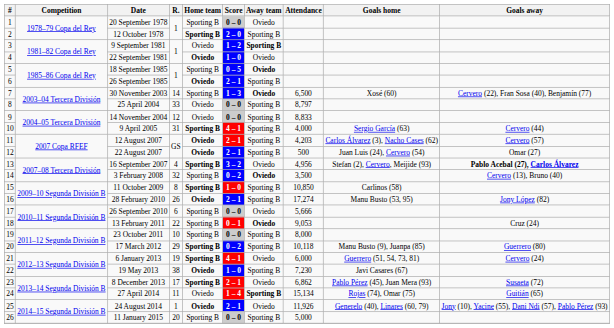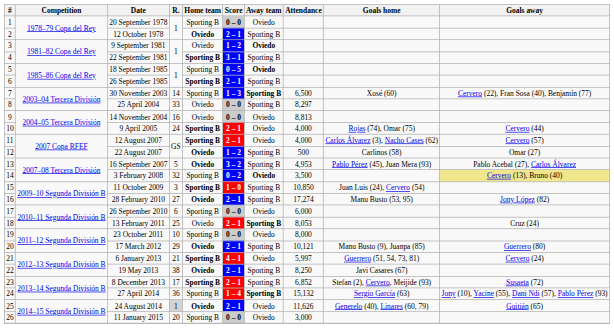(203, 34) Sporting B -> (203, 34) Oviedo
(234, 34) 2 – 0 -> (234, 34) 2 – 1
(264, 46) Sporting B -> (264, 46) Oviedo
(203, 58) Oviedo -> (203, 58) Sporting B
(234, 58) 1 – 0 -> (234, 58) 3 – 1
(264, 58) Oviedo -> (264, 58) Sporting B
(203, 81) Oviedo -> (203, 81) Sporting B
(264, 93) Oviedo -> (264, 93) Sporting B
(303, 105) 8,797 -> (303, 105) 8,297
(176, 117) 12 -> (176, 117) 16
(264, 117) Sporting B -> (264, 117) Oviedo
(303, 117) 8,833 -> (303, 117) 8,813
(176, 128) 31 -> (176, 128) 24
(234, 128) 4 – 1 -> (234, 128) 2 – 1
(264, 128) Sporting B -> (264, 128) Oviedo
(382, 128) Sergio García (63) -> (382, 128) Rojas (74), Omar (75)
(203, 140) Oviedo -> (203, 140) Sporting B
(264, 140) Sporting B -> (264, 140) Oviedo
(303, 140) 4,203 -> (303, 140) 4,000
(234, 152) 2 – 1 -> (234, 152) 1 – 2
(382, 152) Juan Luis (24), Cervero (54) -> (382, 152) Carlinos (58)
(176, 164) 4 -> (176, 164) 5
(203, 164) Sporting B -> (203, 164) Oviedo
(264, 164) Oviedo -> (264, 164) Sporting B
(303, 164) 4,956 -> (303, 164) 4,953
(382, 164) Stefan (2), Cervero, Meijide (93) -> (382, 164) Pablo Pérez (45), Juan Mera (93)
(525, 164) bold -> (525, 164) normal
(525, 176) no background -> (525, 176) khaki background
(176, 187) 8 -> (176, 187) 3
(382, 187) Carlinos (58) -> (382, 187) Juan Luis (24), Cervero (54)
(176, 199) 26 -> (176, 199) 27
(303, 211) 5,666 -> (303, 211) 6,000
(176, 223) 22 -> (176, 223) 25
(203, 223) Sporting B -> (203, 223) Oviedo
(234, 223) 0 – 1 -> (234, 223) 2 – 1
(264, 223) Oviedo -> (264, 223) Sporting B
(303, 223) 9,053 -> (303, 223) 8,053
(264, 235) Sporting B -> (264, 235) Oviedo
(203, 247) Sporting B -> (203, 247) Oviedo
(234, 247) 0 – 2 -> (234, 247) 2 – 1
(303, 247) 10,118 -> (303, 247) 10,121
(176, 258) 19 -> (176, 258) 21
(303, 258) 6,000 -> (303, 258) 5,997
(234, 270) 1 – 0 -> (234, 270) 2 – 1
(303, 270) 7,230 -> (303, 270) 8,250
(264, 282) Oviedo -> (264, 282) Sporting B
(303, 282) 6,862 -> (303, 282) 6,852
(382, 282) Pablo Pérez (45), Juan Mera (93) -> (382, 282) Stefan (2), Cervero, Meijide (93)
(176, 294) 11 -> (176, 294) 36
(203, 294) Oviedo -> (203, 294) Sporting B
(303, 294) 15,134 -> (303, 294) 15,132
(382, 294) Rojas (74), Omar (75) -> (382, 294) Sergio García (63)
(525, 294) Guitián (65) -> (525, 294) Jony (10), Yacine (55), Dani Ndi (57), Pablo Pérez (93)
(176, 306) no background -> (176, 306) lightgrey background
(303, 306) 11,926 -> (303, 306) 11,626
(525, 306) Jony (10), Yacine (55), Dani Ndi (57), Pablo Pérez (93) -> (525, 306) Guitián (65)
(264, 317) Sporting B -> (264, 317) Oviedo
(303, 317) 5,000 -> (303, 317) 3,000
